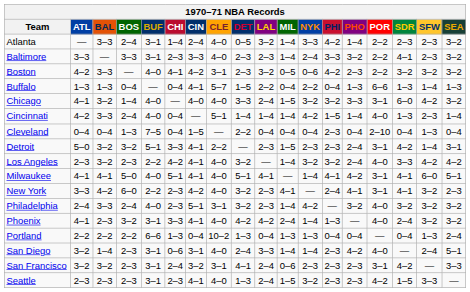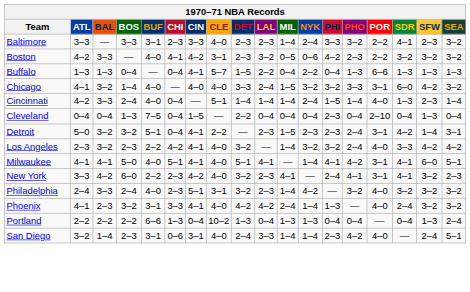- row: (21, 42)
(429, 87) 1–4 -> (429, 72) 1–3
(310, 116) 4–2 -> (310, 101) 2–4
(175, 146) 3–3 -> (175, 131) 0–4
- row: (37, 266)
- row: (21, 280)
